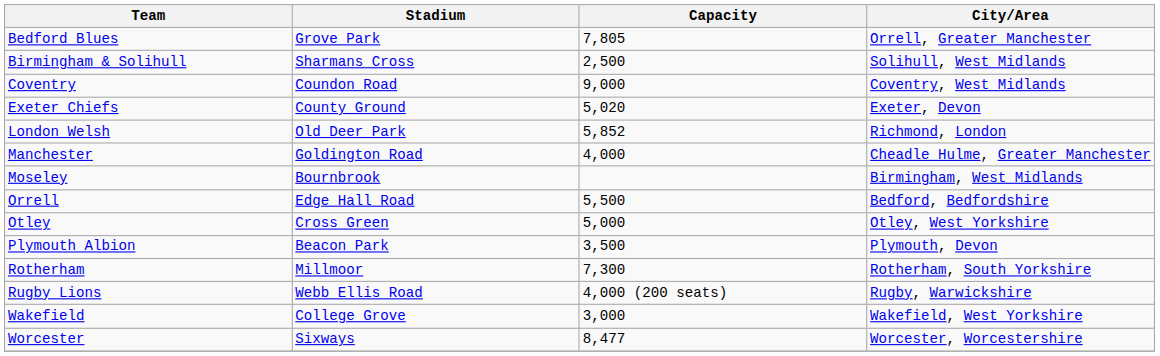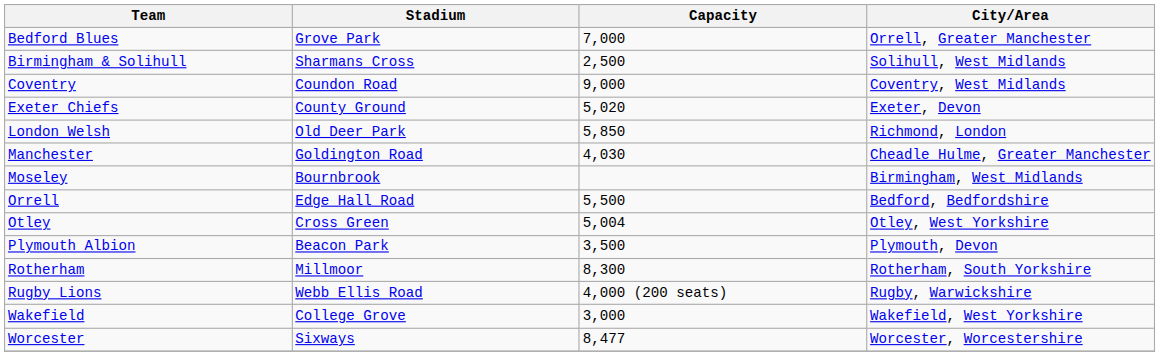(604, 39) 7,805 -> (604, 39) 7,000
(604, 132) 5,852 -> (604, 132) 5,850
(604, 155) 4,000 -> (604, 155) 4,030
(604, 224) 5,000 -> (604, 224) 5,004
(604, 270) 7,300 -> (604, 270) 8,300
